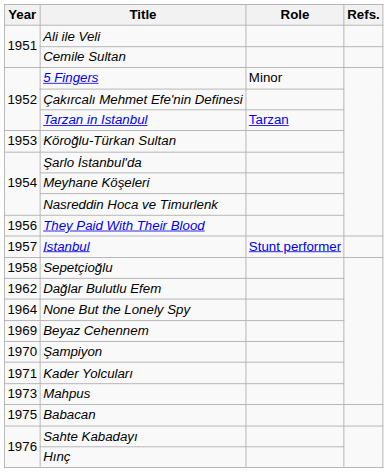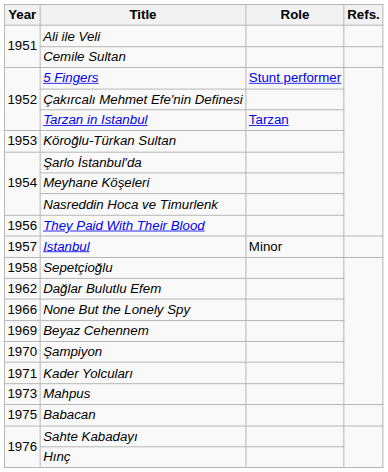(265, 78) Minor -> (295, 78) Stunt performer
(295, 246) Stunt performer -> (265, 246) Minor
(22, 309) 1964 -> (22, 309) 1966
